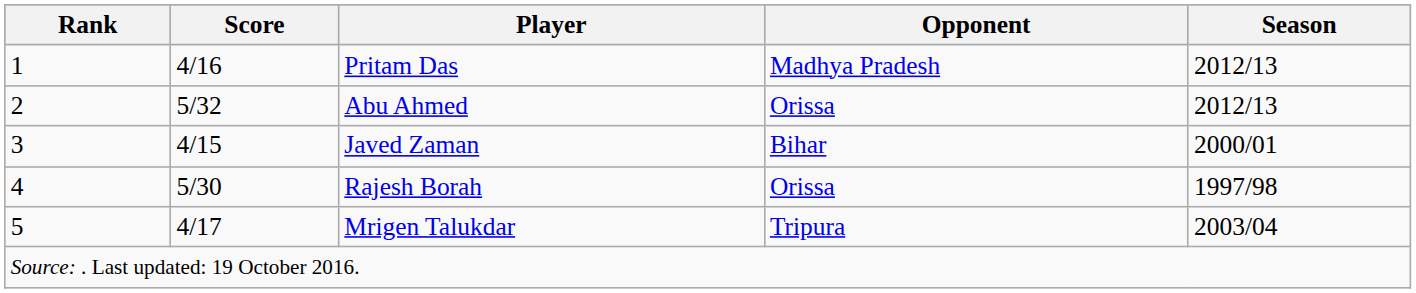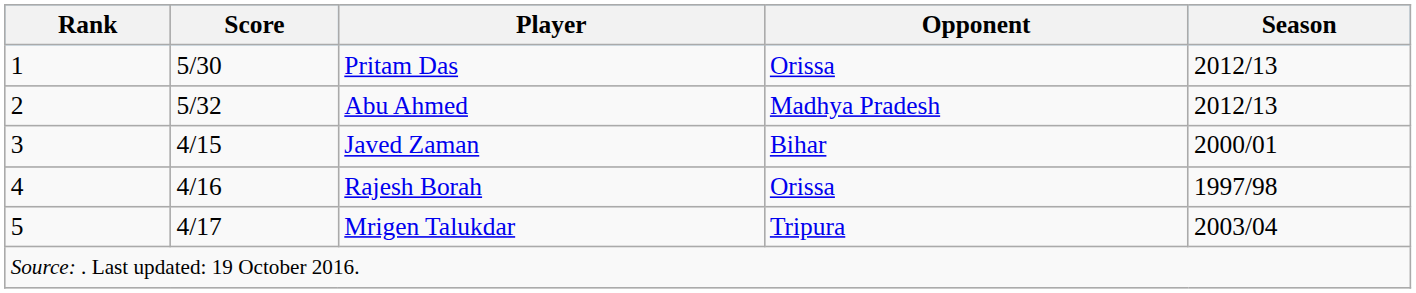(199, 65) 4/16 -> (199, 65) 5/30
(855, 65) Madhya Pradesh -> (802, 65) Orissa
(802, 105) Orissa -> (855, 105) Madhya Pradesh
(199, 186) 5/30 -> (199, 186) 4/16
